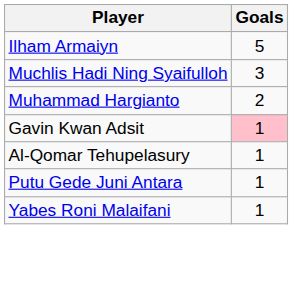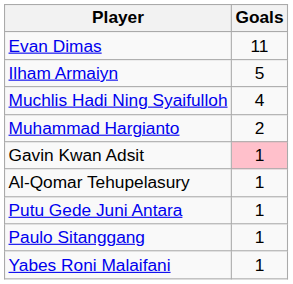+ row: (55, 45)
(259, 73) 3 -> (259, 100) 4
+ row: (77, 237)
